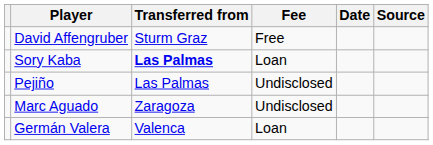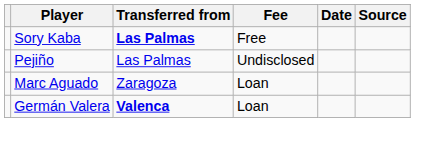- row: (71, 38)
(271, 60) Loan -> (252, 38) Free
(294, 106) Undisclosed -> (253, 83) Loan
(160, 128) normal -> (143, 106) bold
